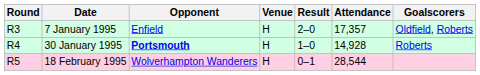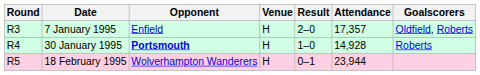(350, 62) 28,544 -> (350, 62) 23,944
